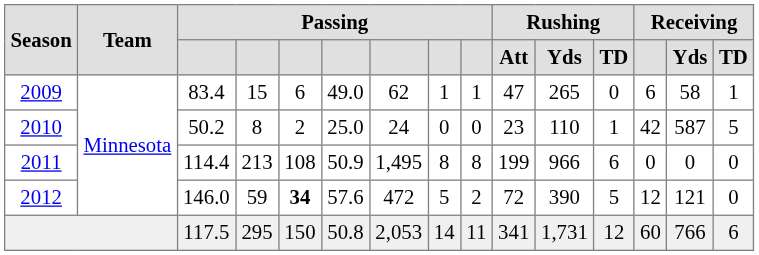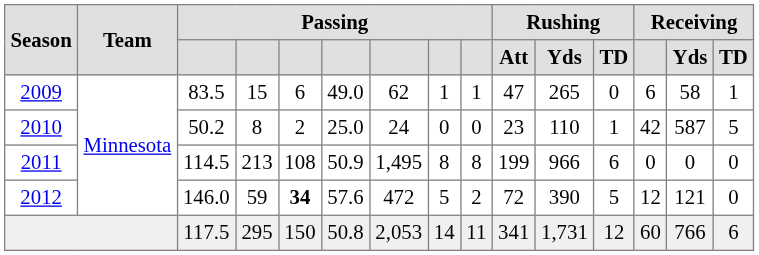(206, 92) 83.4 -> (206, 92) 83.5
(206, 162) 114.4 -> (206, 162) 114.5
